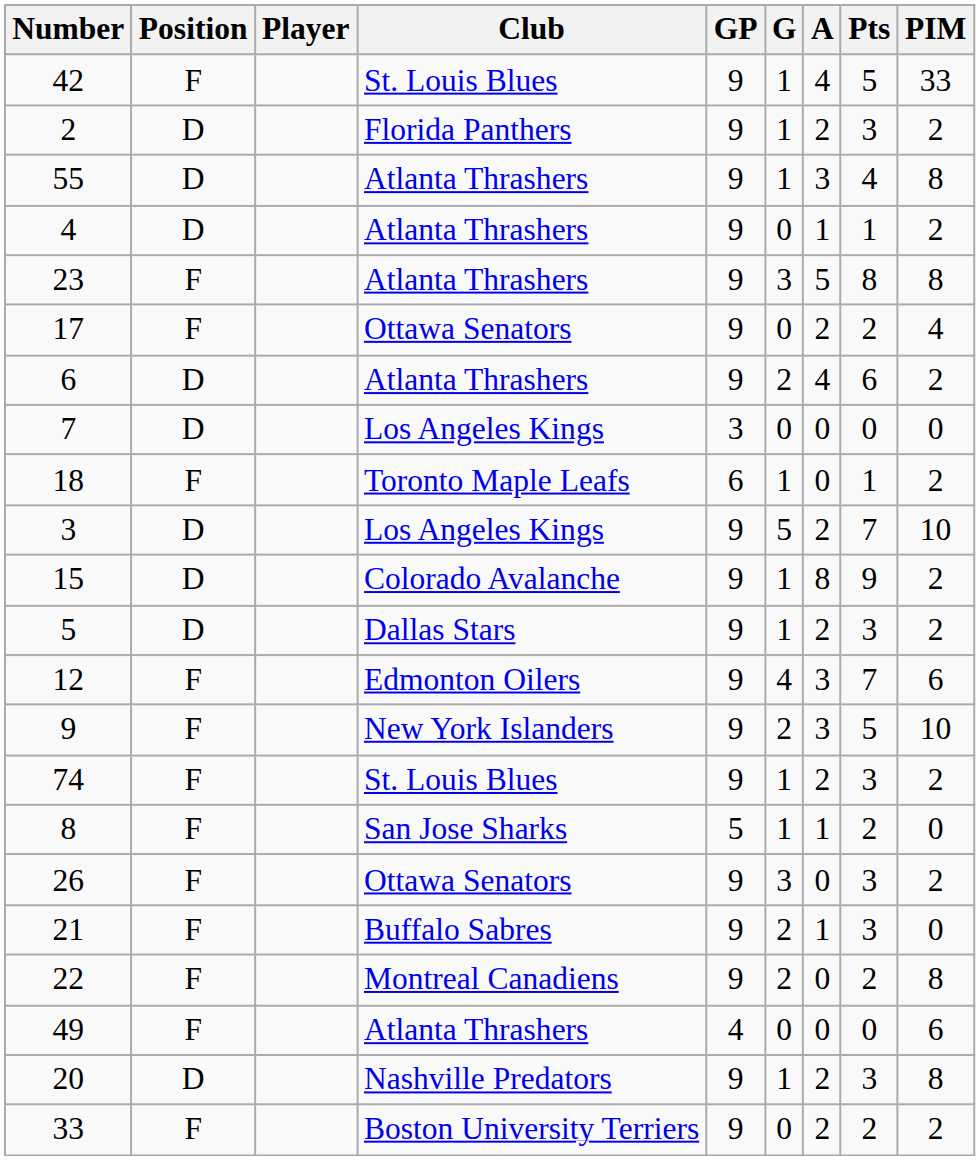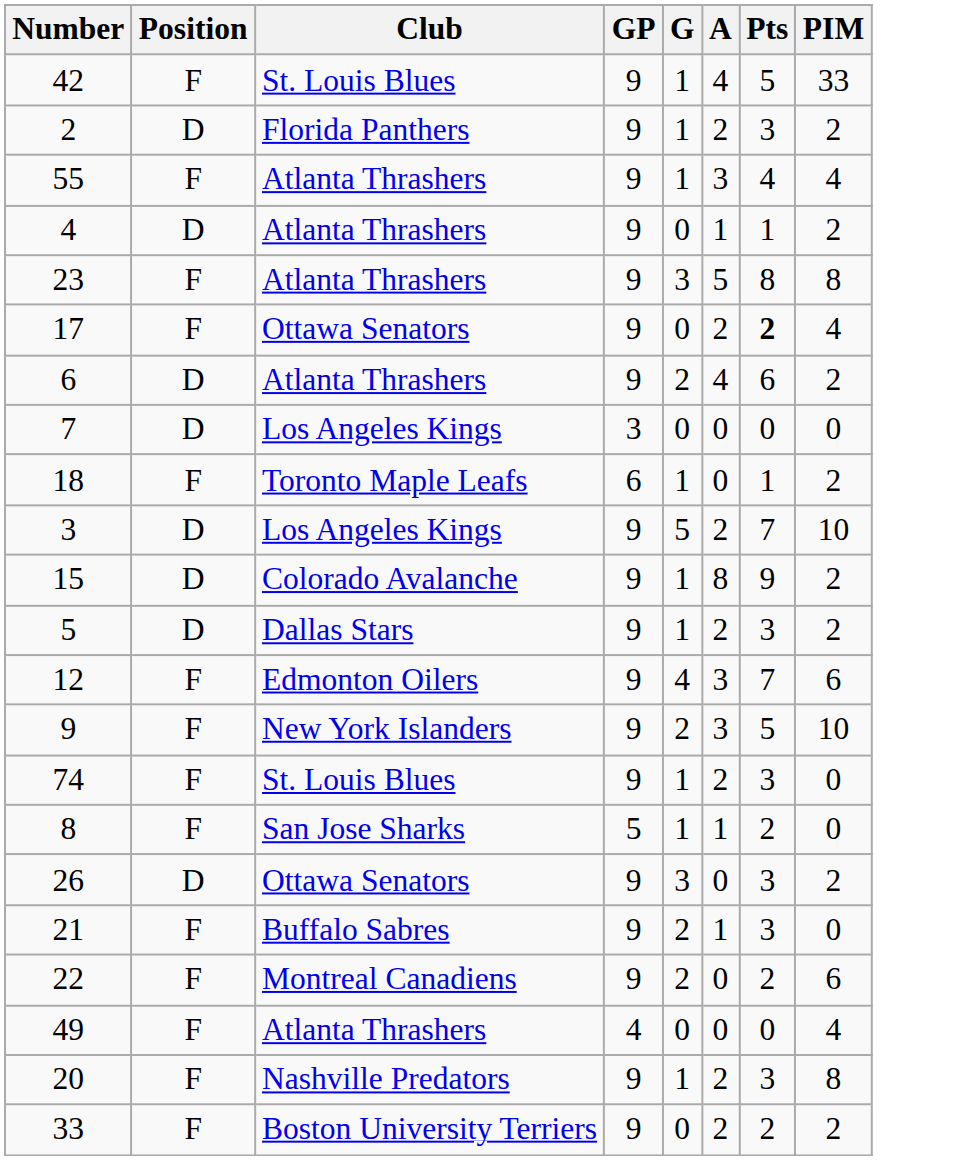- column: (306, 29)
(193, 179) D -> (193, 179) F
(936, 179) 8 -> (833, 179) 4
(869, 329) normal -> (767, 329) bold
(936, 779) 2 -> (833, 779) 0
(193, 879) F -> (193, 879) D
(936, 979) 8 -> (833, 979) 6
(936, 1029) 6 -> (833, 1029) 4
(193, 1079) D -> (193, 1079) F
